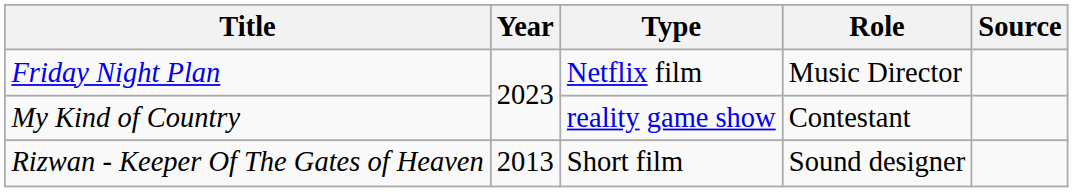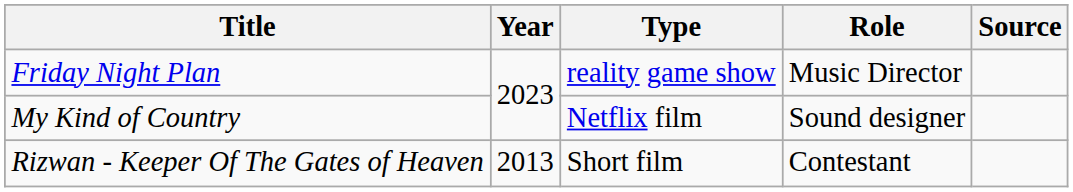(635, 72) Netflix film -> (671, 72) reality game show
(671, 117) reality game show -> (635, 117) Netflix film
(850, 117) Contestant -> (877, 117) Sound designer
(877, 162) Sound designer -> (850, 162) Contestant
